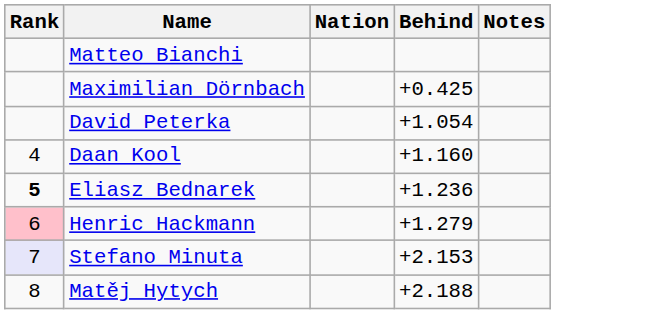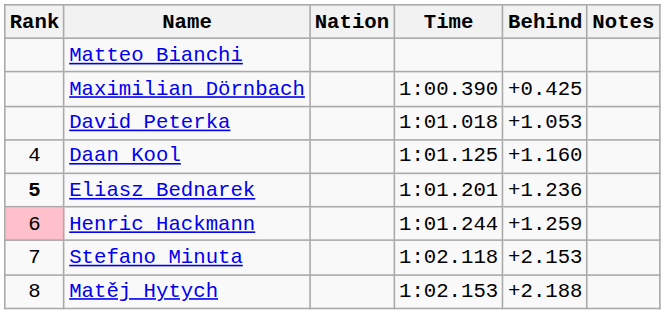+ column: (449, 22)
(436, 123) +1.054 -> (545, 123) +1.053
(436, 224) +1.279 -> (545, 224) +1.259
(35, 257) lavender background -> (35, 257) no background
